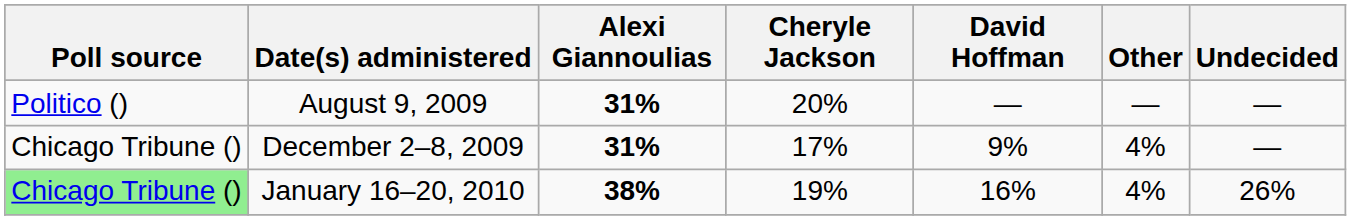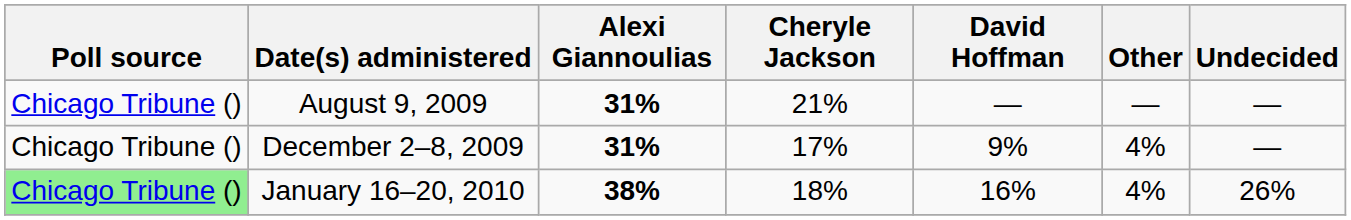(70, 102) Politico () -> (126, 102) Chicago Tribune ()
(820, 102) 20% -> (820, 102) 21%
(820, 191) 19% -> (820, 191) 18%
